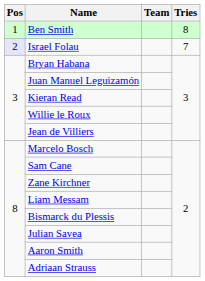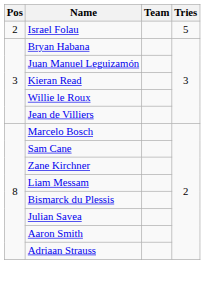- row: (51, 30)
(15, 47) lavender background -> (15, 30) no background
(186, 47) 7 -> (186, 30) 5
